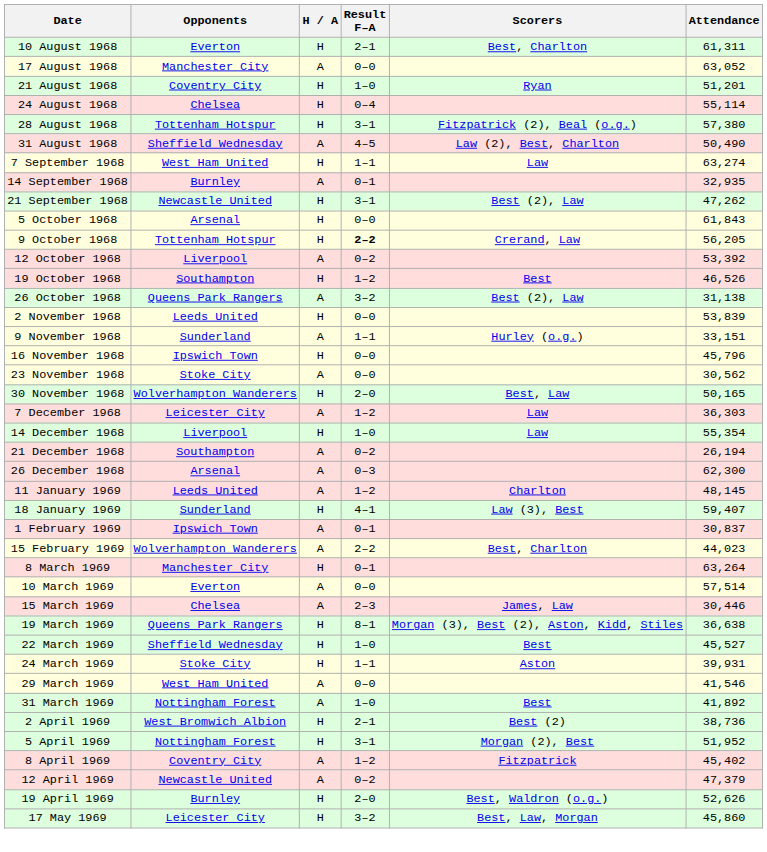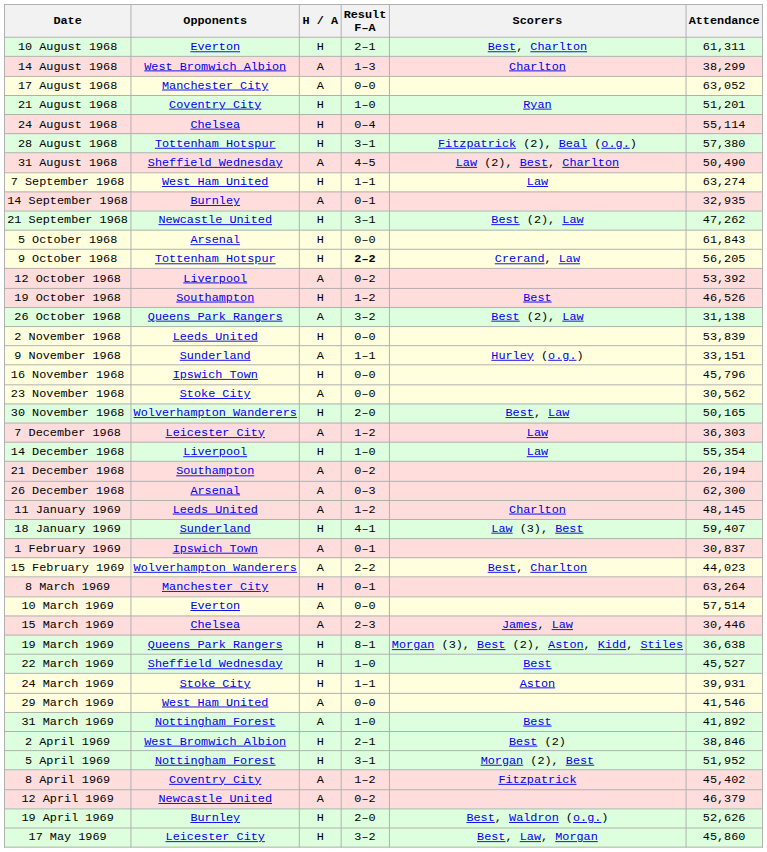+ row: (68, 66)
(724, 722) 38,736 -> (724, 741) 38,846
(724, 780) 47,379 -> (724, 799) 46,379
